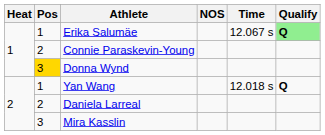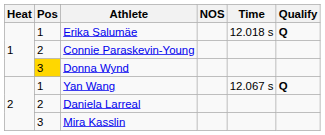(252, 32) 12.067 s -> (252, 32) 12.018 s
(283, 32) lightgreen background -> (283, 32) no background
(252, 86) 12.018 s -> (252, 86) 12.067 s
